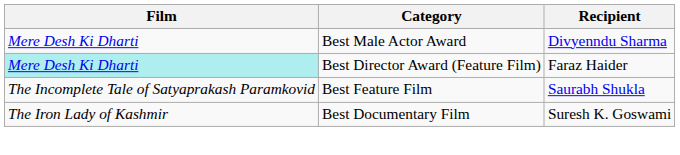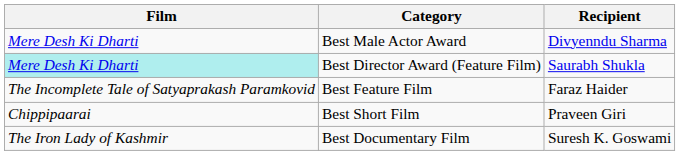(588, 65) Faraz Haider -> (596, 65) Saurabh Shukla
(596, 89) Saurabh Shukla -> (588, 89) Faraz Haider
+ row: (371, 114)
